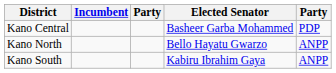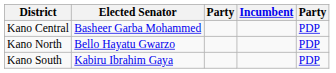columns swapped: (101, 12) <-> (230, 12)
(314, 44) ANPP -> (309, 44) PDP
(314, 60) ANPP -> (309, 60) PDP
